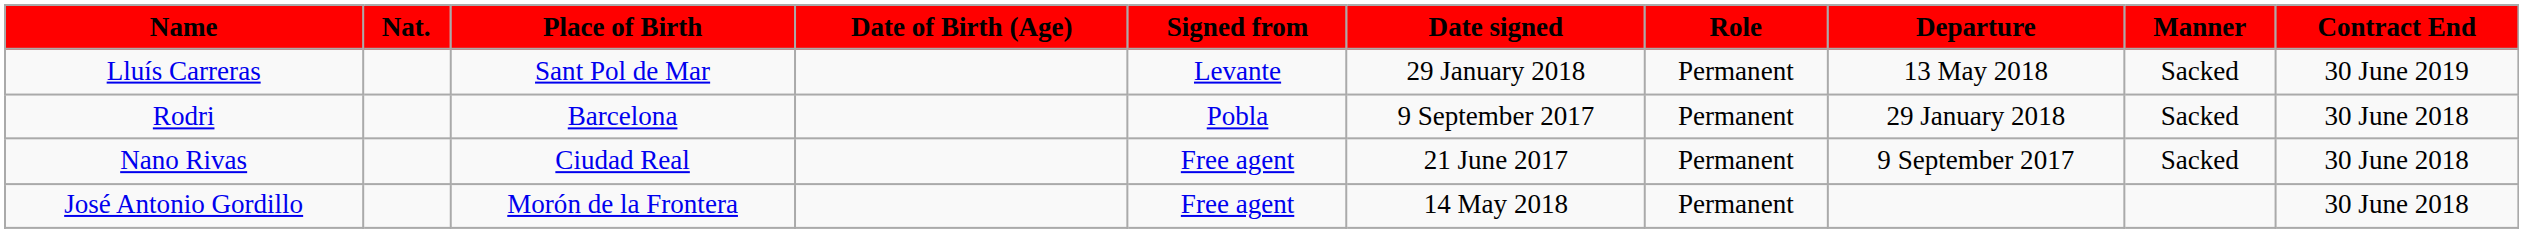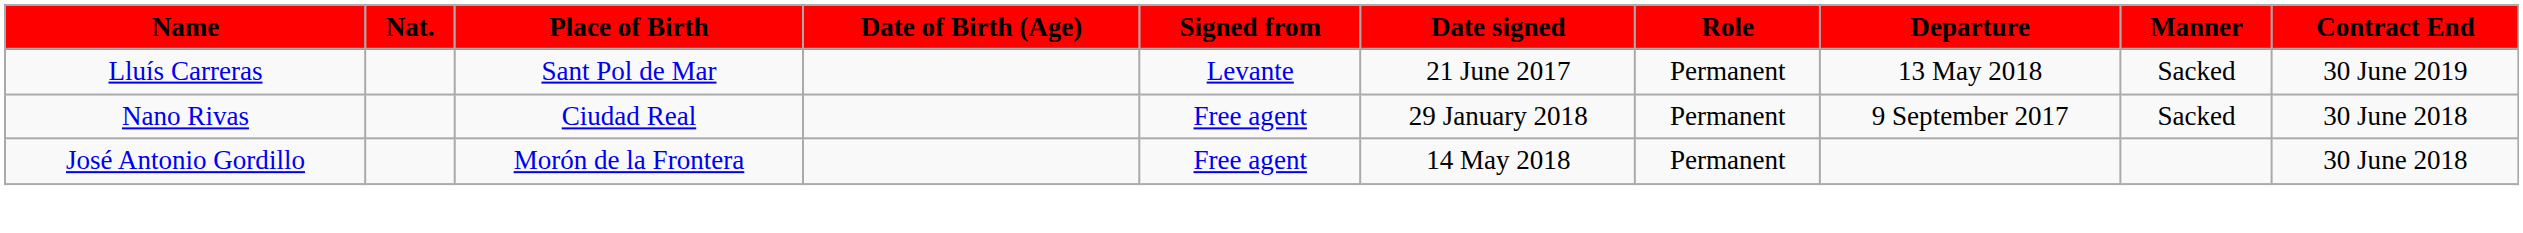(1496, 71) 29 January 2018 -> (1498, 71) 21 June 2017
- row: (184, 115)
(1496, 160) 21 June 2017 -> (1498, 115) 29 January 2018
